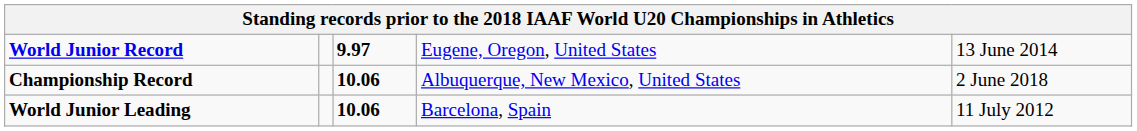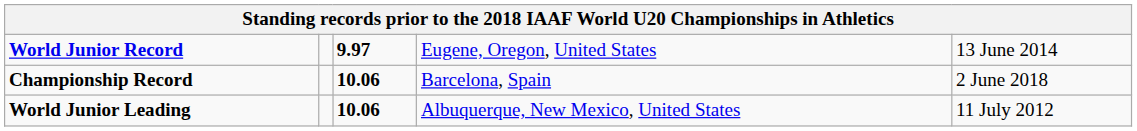(581, 79) Albuquerque, New Mexico, United States -> (486, 79) Barcelona, Spain
(486, 110) Barcelona, Spain -> (581, 110) Albuquerque, New Mexico, United States
